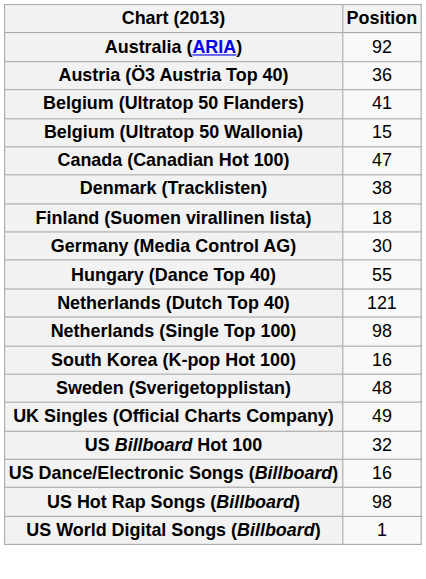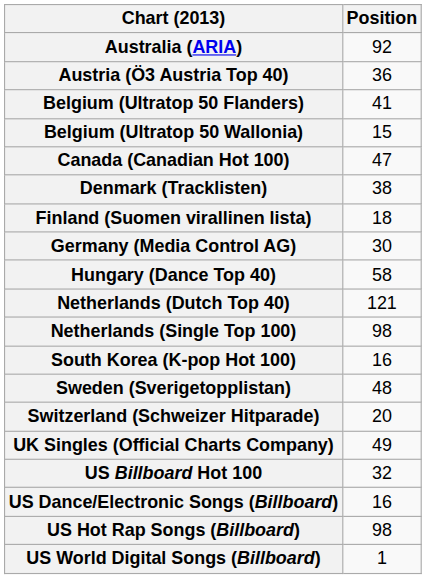(382, 274) 55 -> (382, 274) 58
+ row: (173, 416)
